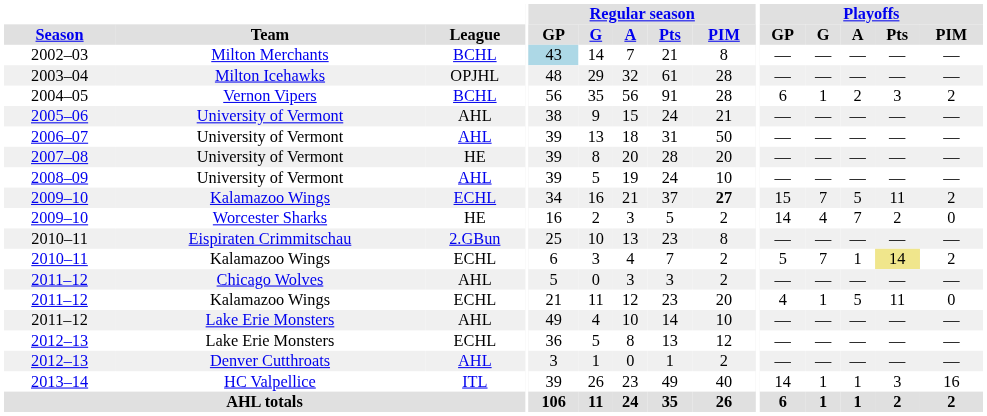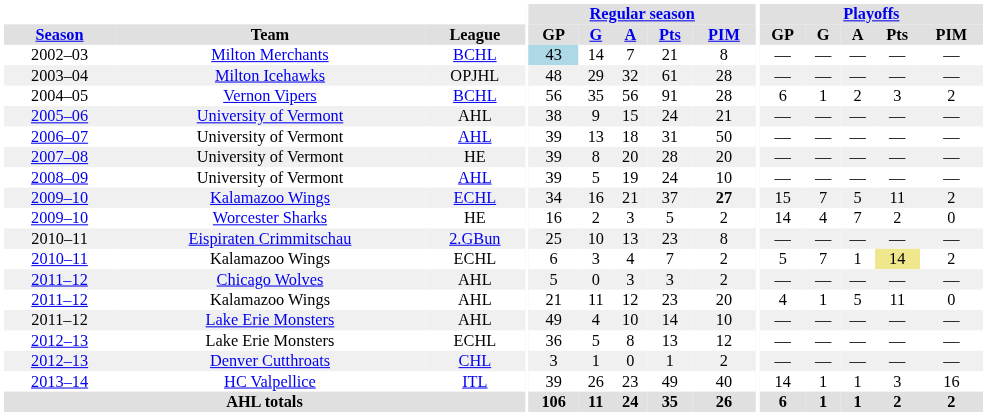(475, 299) ECHL -> (475, 299) AHL
(475, 360) AHL -> (475, 360) CHL
